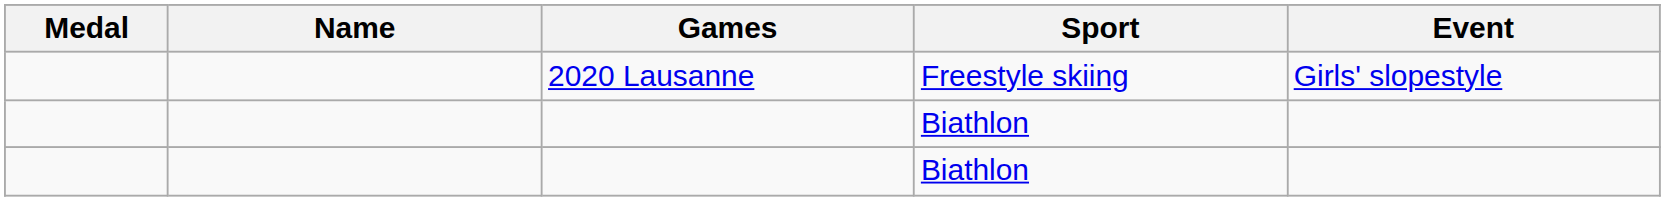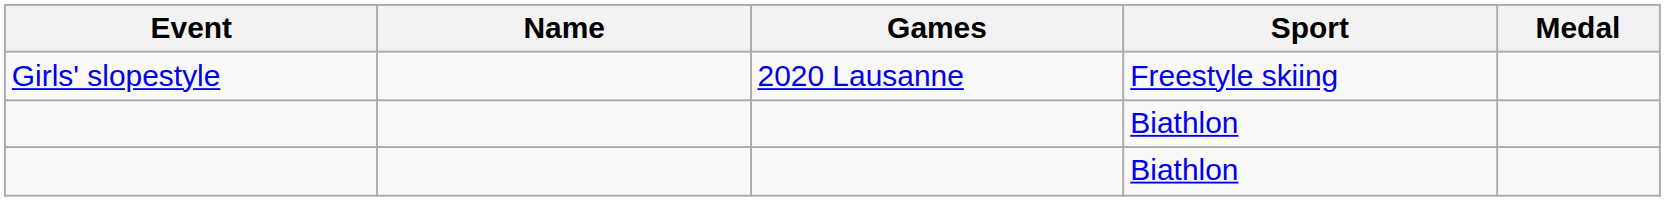columns swapped: (87, 28) <-> (1473, 28)
